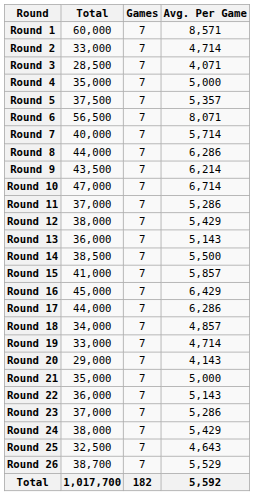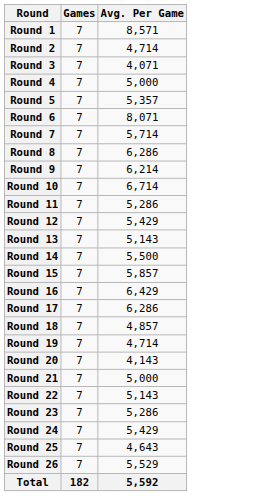- column: (92, 13)
